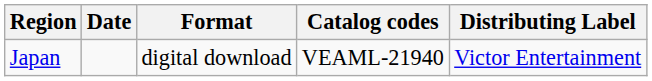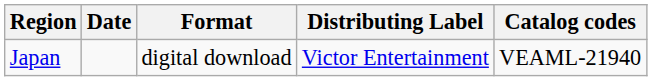columns swapped: (548, 22) <-> (373, 22)
